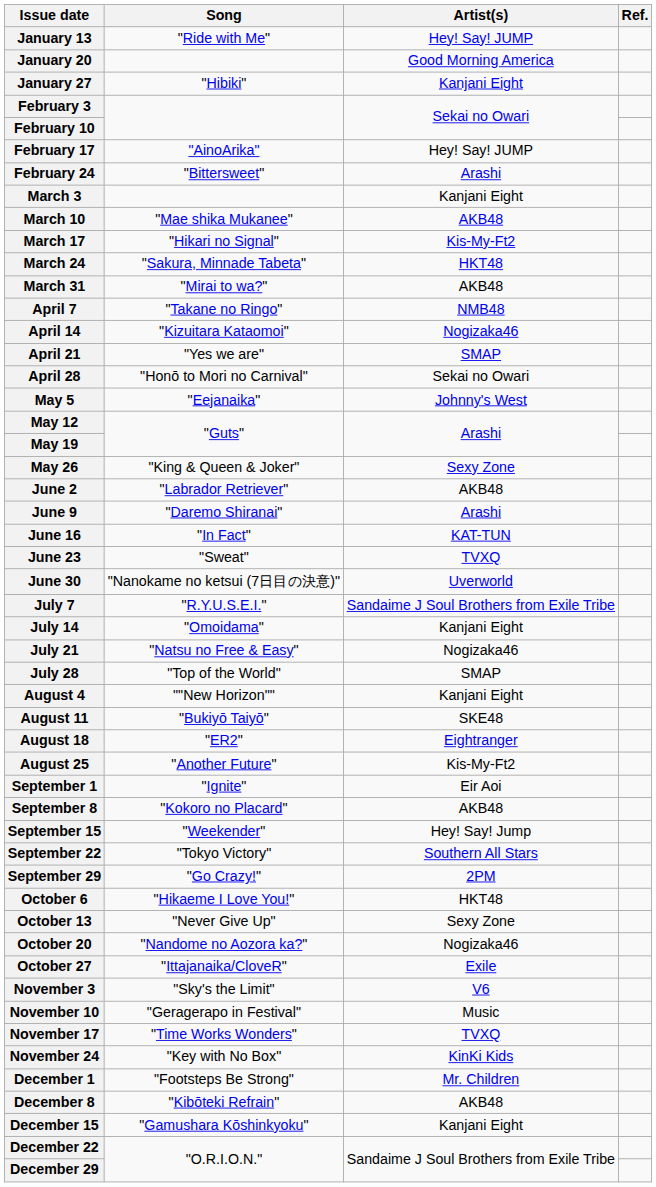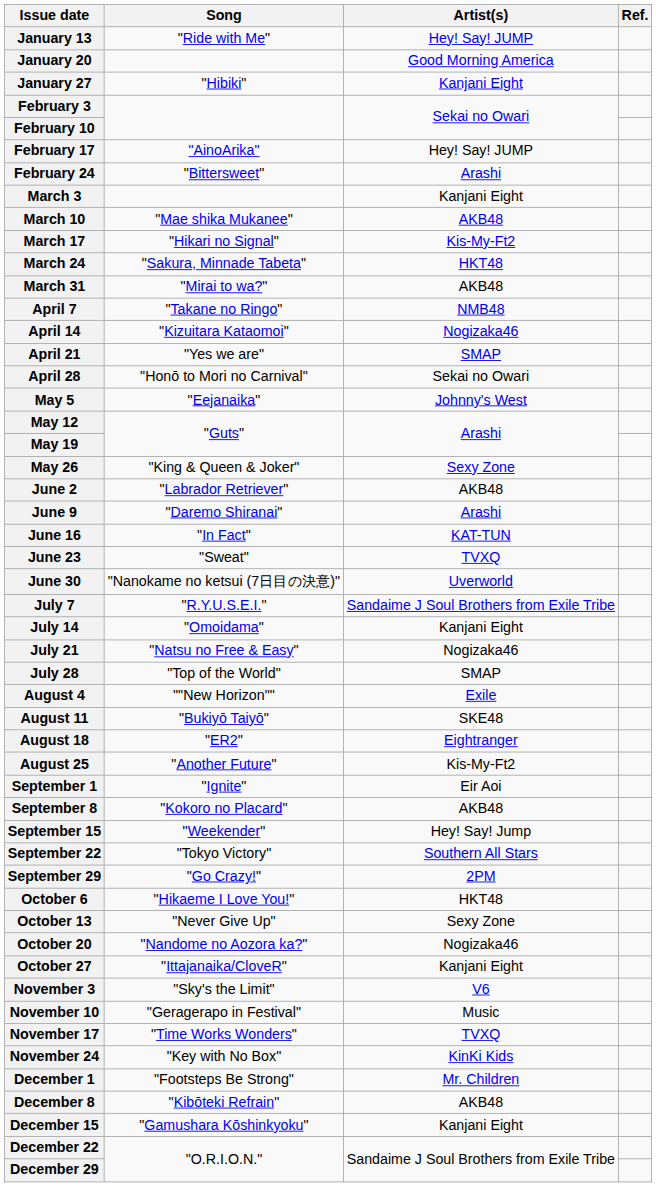(481, 695) Kanjani Eight -> (481, 695) Exile
(481, 966) Exile -> (481, 966) Kanjani Eight
